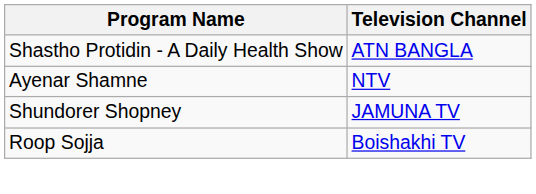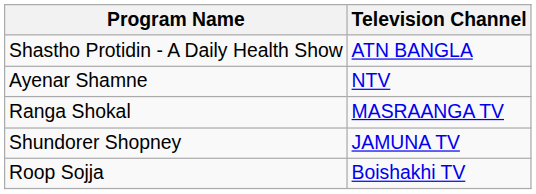+ row: (70, 111)
